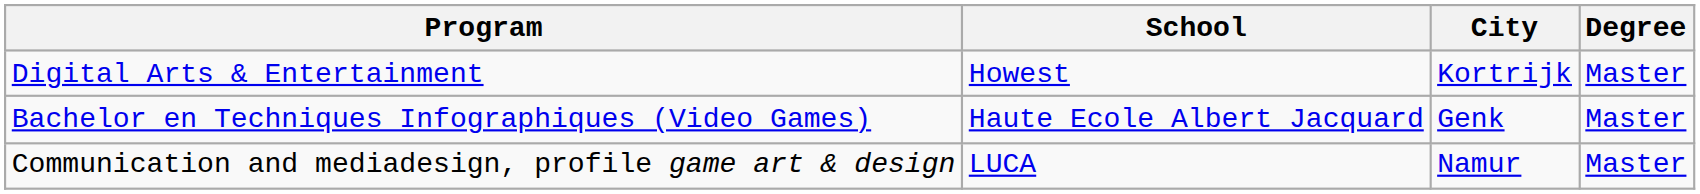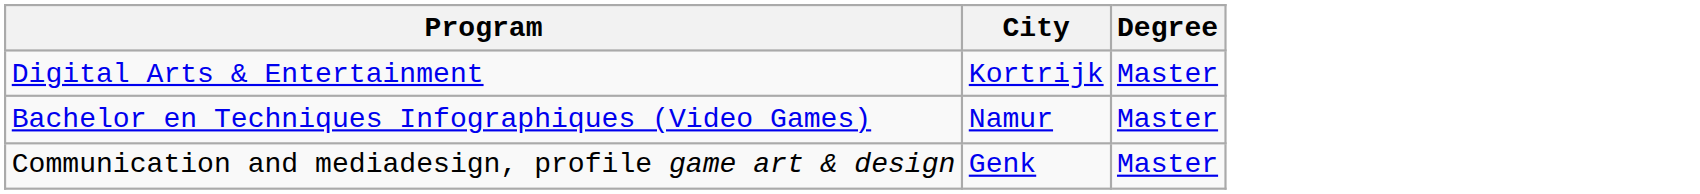- column: (1196, 28)
(1471, 119) Genk -> (1011, 119) Namur
(1479, 165) Namur -> (1002, 165) Genk
